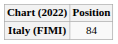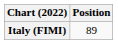(91, 30) 84 -> (91, 30) 89
